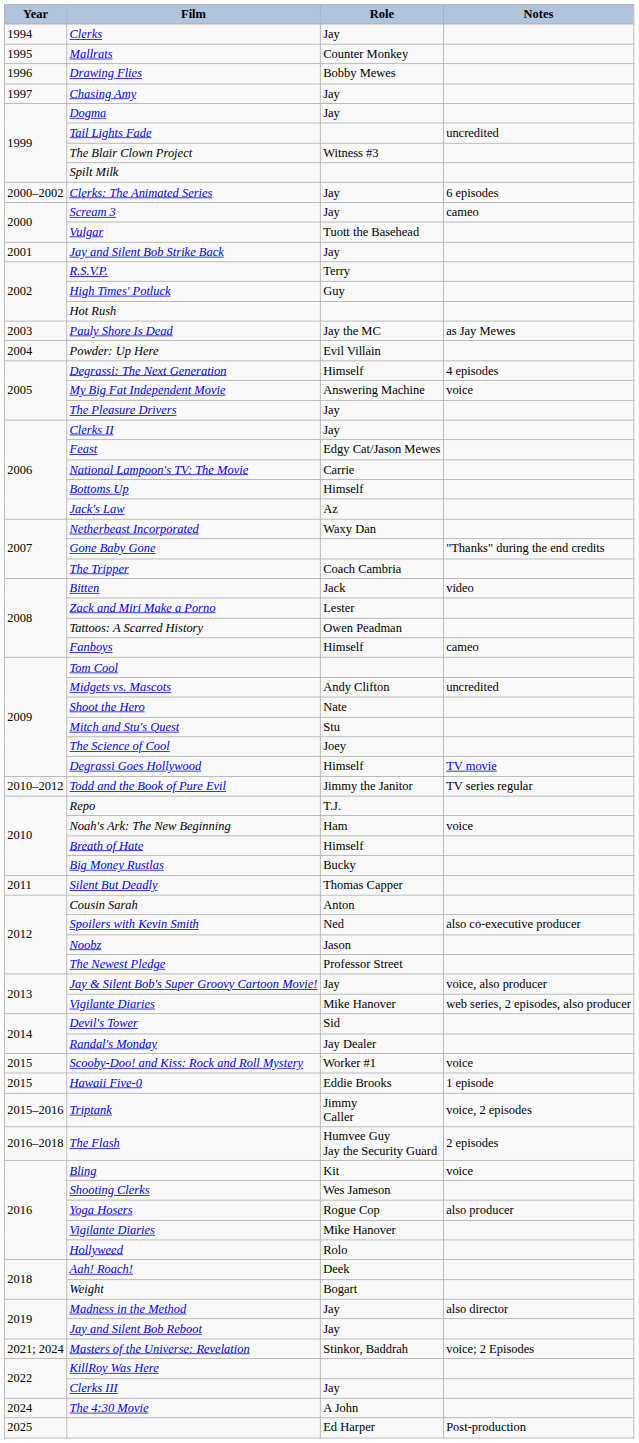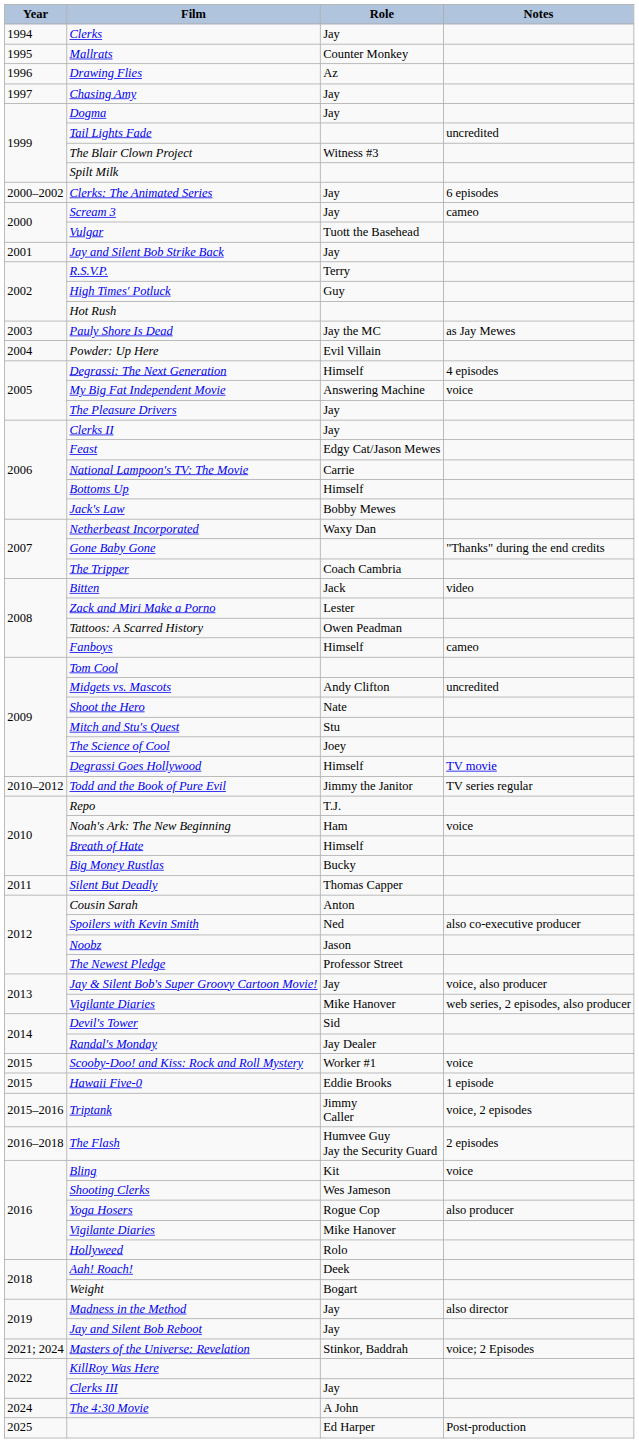(359, 73) Bobby Mewes -> (331, 73) Az
(331, 509) Az -> (359, 509) Bobby Mewes
